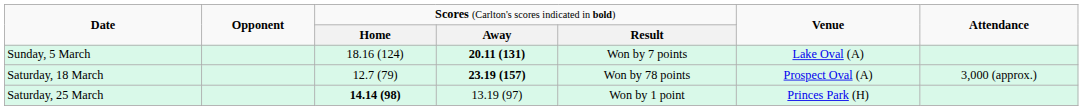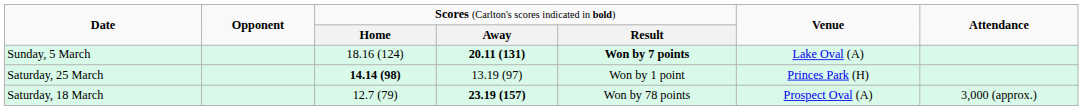(647, 55) normal -> (647, 55) bold
rows swapped: (55, 75) <-> (55, 95)
